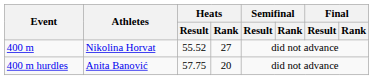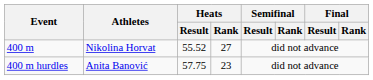(226, 66) 20 -> (226, 66) 23
